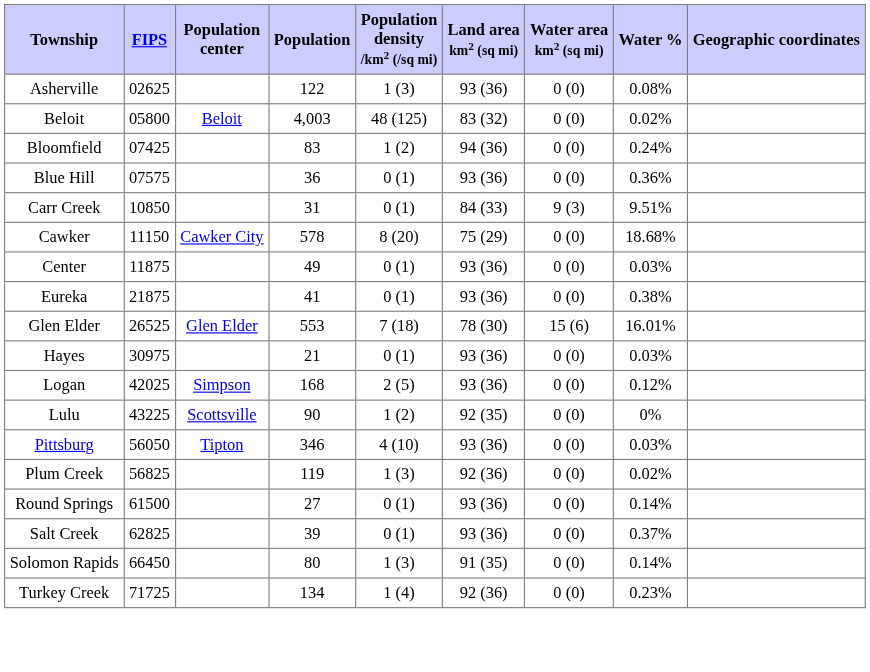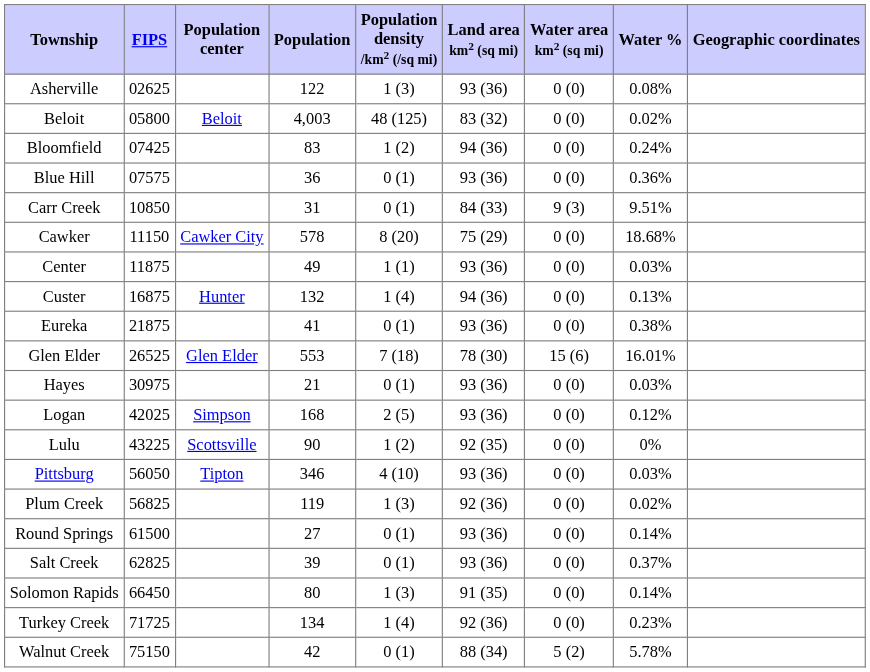(399, 266) 0 (1) -> (399, 266) 1 (1)
+ row: (64, 296)
+ row: (64, 652)
